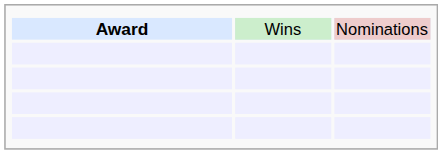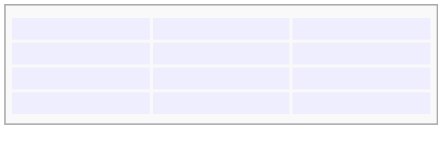- row: (122, 29)
